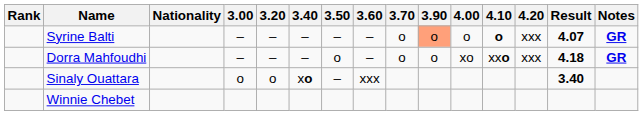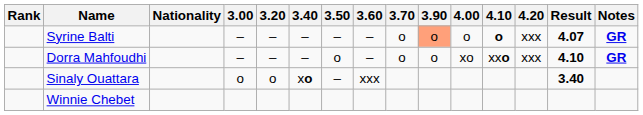(571, 58) 4.18 -> (571, 58) 4.10
